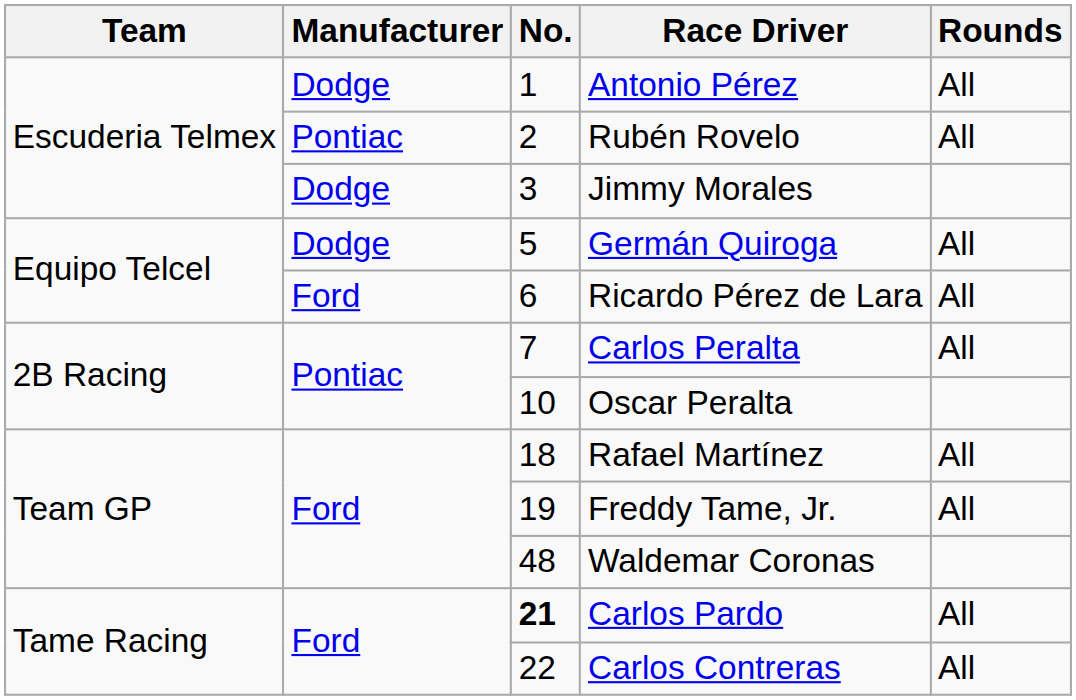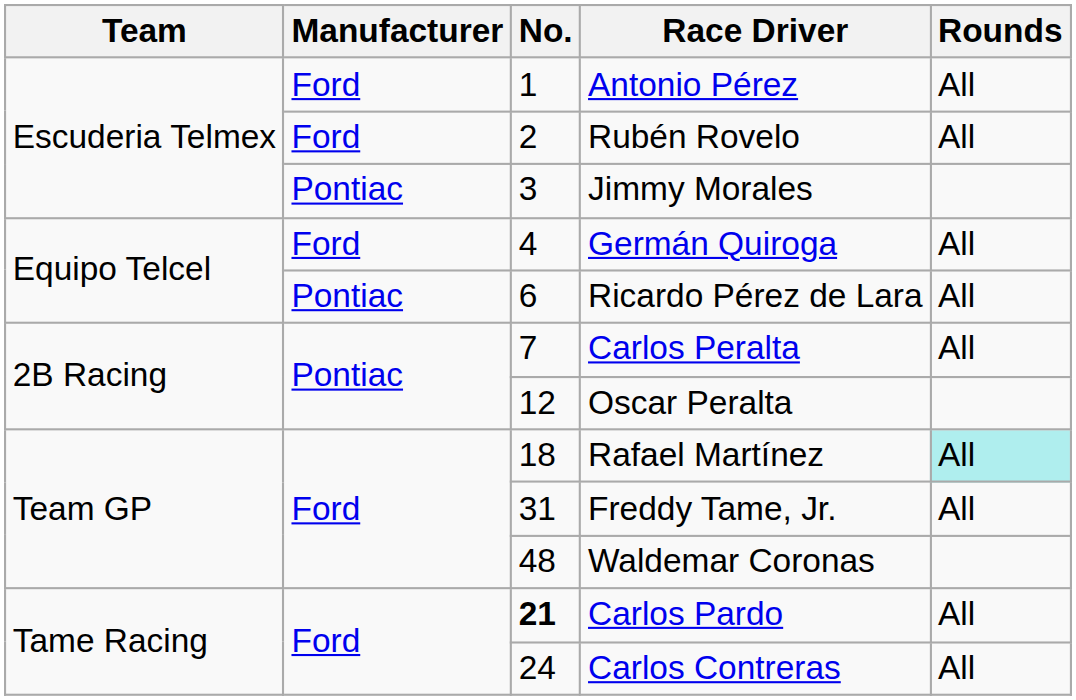(341, 84) Dodge -> (326, 84) Ford
(347, 137) Pontiac -> (326, 137) Ford
(341, 190) Dodge -> (347, 190) Pontiac
(341, 243) Dodge -> (326, 243) Ford
(528, 243) 5 -> (528, 243) 4
(326, 296) Ford -> (347, 296) Pontiac
(537, 402) 10 -> (537, 402) 12
(957, 455) no background -> (957, 455) paleturquoise background
(537, 508) 19 -> (537, 508) 31
(537, 667) 22 -> (537, 667) 24
